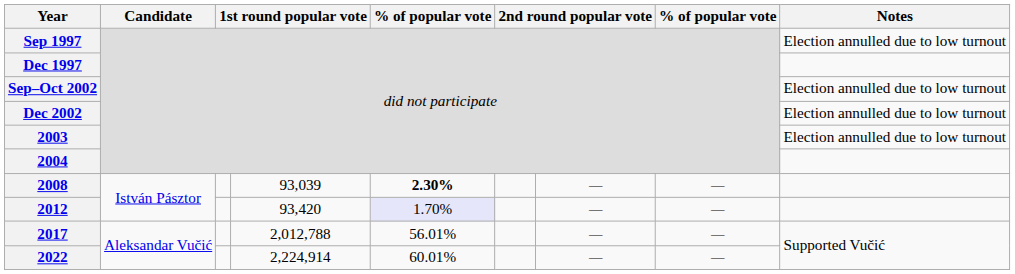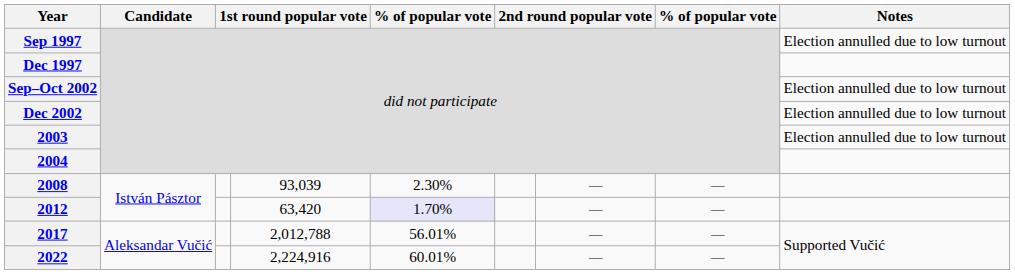(433, 185) bold -> (433, 185) normal
(300, 209) 93,420 -> (300, 209) 63,420
(300, 257) 2,224,914 -> (300, 257) 2,224,916
